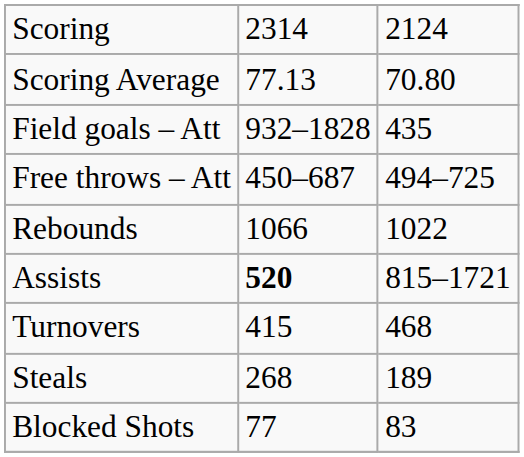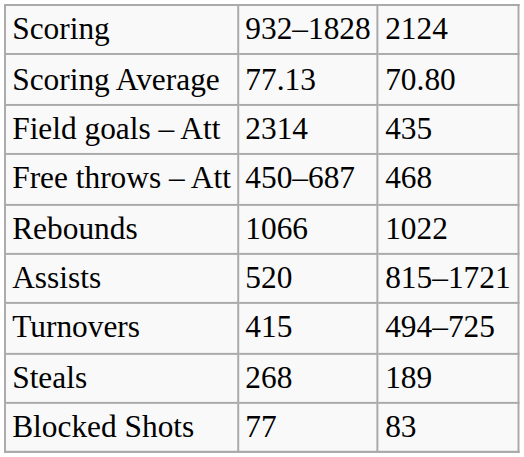(277, 29) 2314 -> (308, 29) 932–1828
(308, 128) 932–1828 -> (277, 128) 2314
(440, 178) 494–725 -> (409, 178) 468
(269, 278) bold -> (269, 278) normal
(409, 327) 468 -> (440, 327) 494–725
